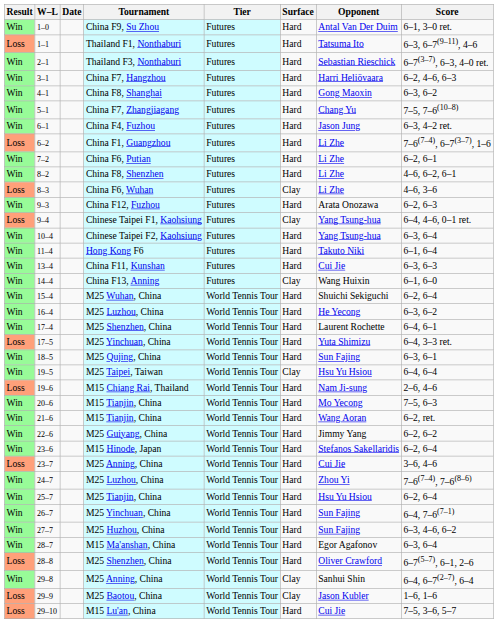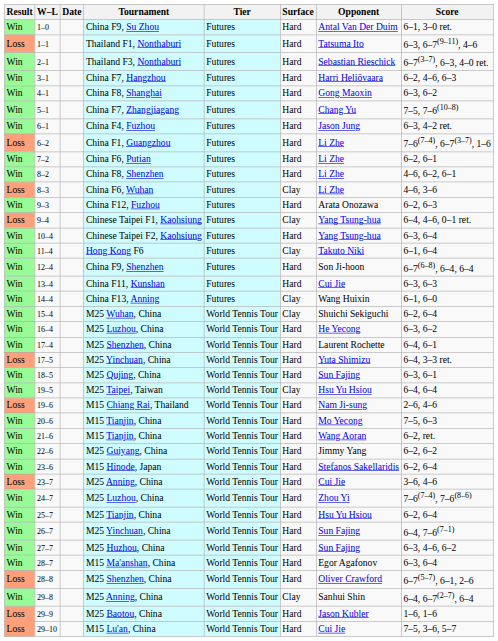(292, 250) Hard -> (291, 250) Clay
+ row: (45, 267)
(292, 296) Hard -> (291, 314) Clay
(291, 596) Clay -> (292, 614) Hard
